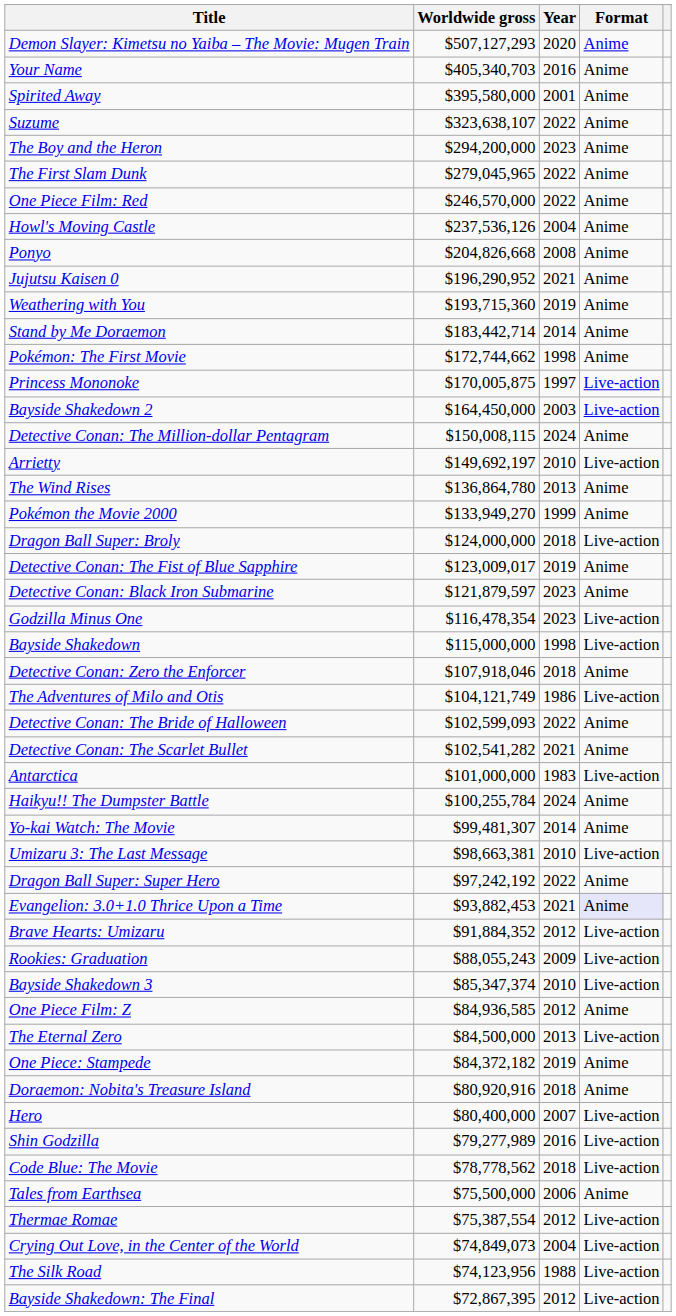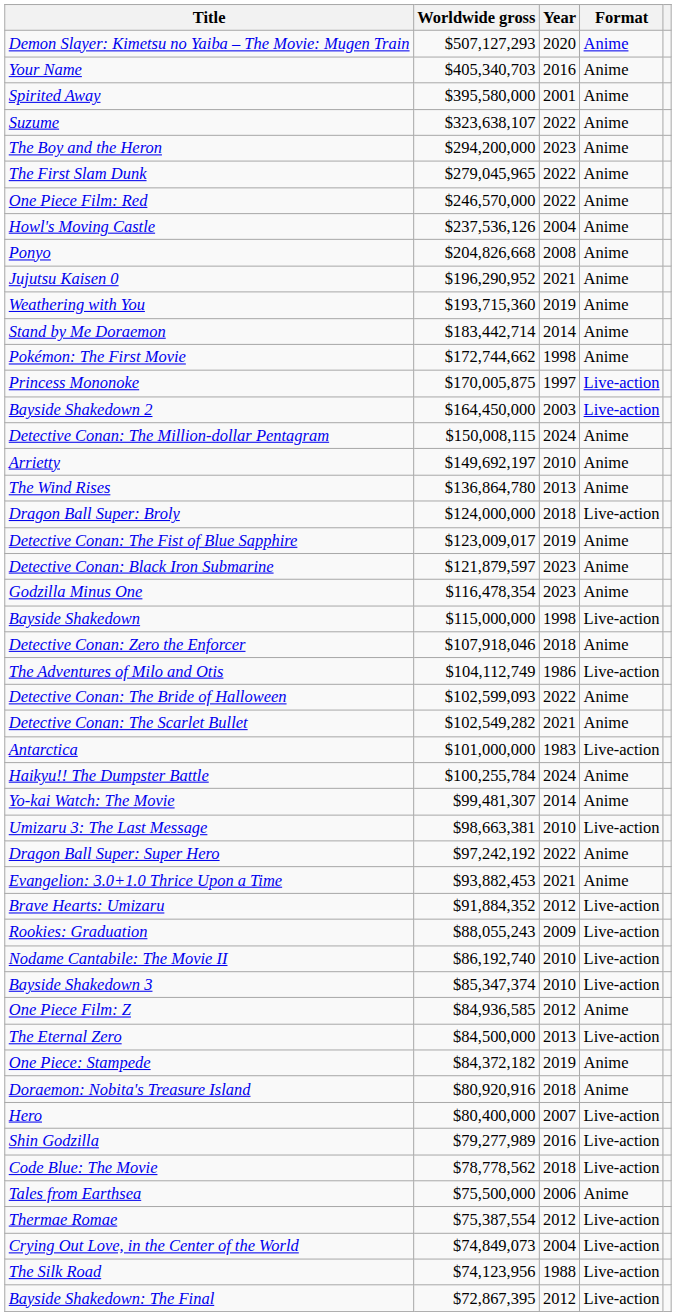(622, 461) Live-action -> (606, 461) Anime
- row: (93, 514)
(622, 618) Live-action -> (606, 592) Anime
(490, 697) $104,121,749 -> (490, 670) $104,112,749
(490, 749) $102,541,282 -> (490, 723) $102,549,282
(606, 906) lavender background -> (606, 880) no background
+ row: (118, 958)
